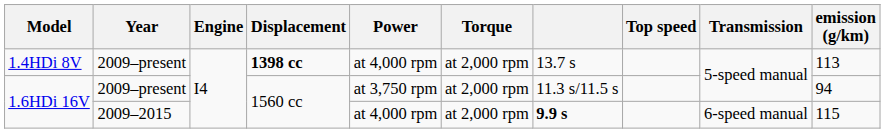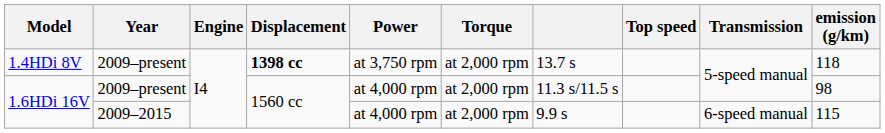(396, 62) at 4,000 rpm -> (396, 62) at 3,750 rpm
(828, 62) 113 -> (828, 62) 118
(396, 88) at 3,750 rpm -> (396, 88) at 4,000 rpm
(824, 88) 94 -> (824, 88) 98
(552, 114) bold -> (552, 114) normal
